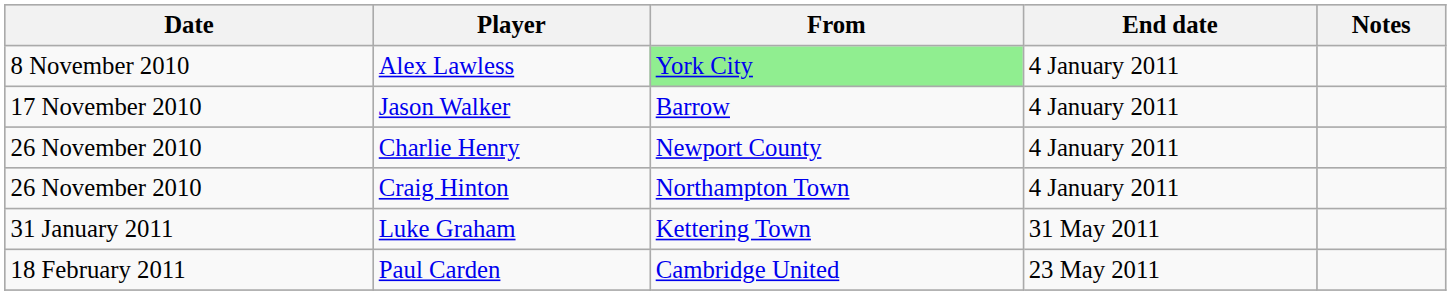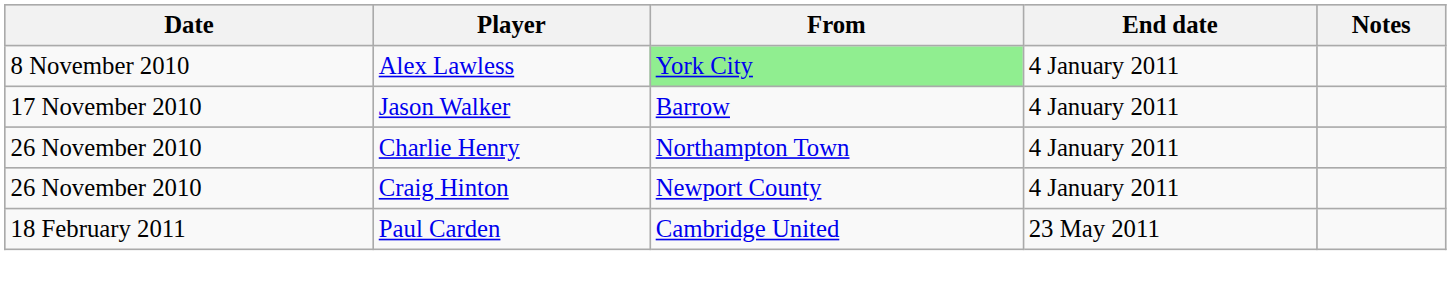(739, 147) Newport County -> (753, 147) Northampton Town
(753, 188) Northampton Town -> (739, 188) Newport County
- row: (447, 229)
